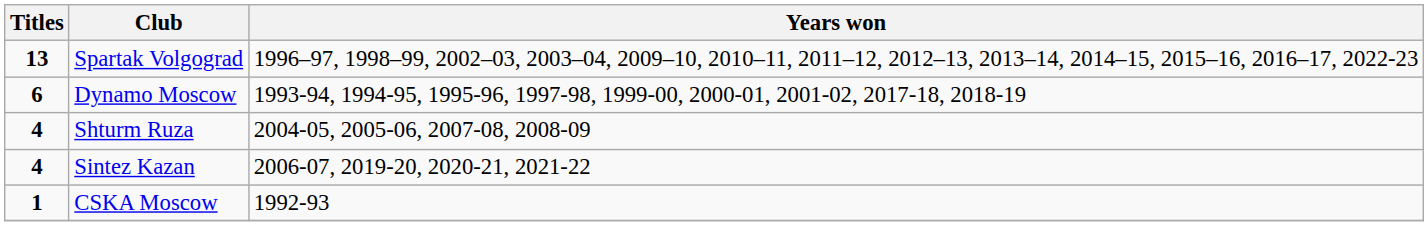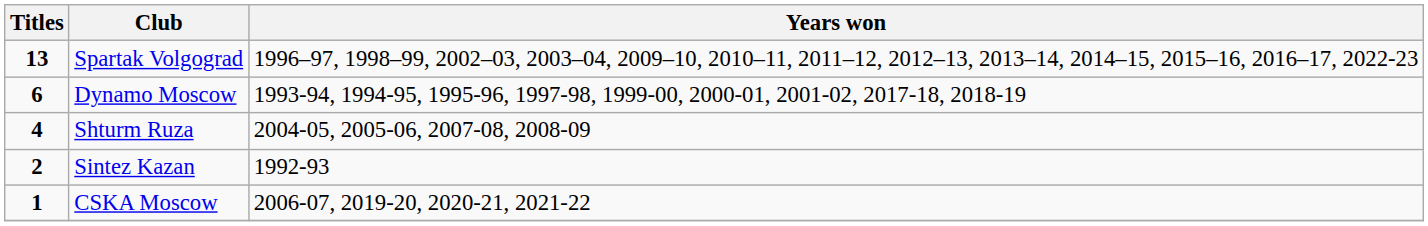(37, 166) 4 -> (37, 166) 2
(422, 166) 2006-07, 2019-20, 2020-21, 2021-22 -> (292, 166) 1992-93
(292, 202) 1992-93 -> (422, 202) 2006-07, 2019-20, 2020-21, 2021-22
